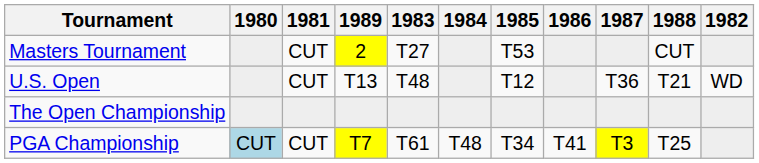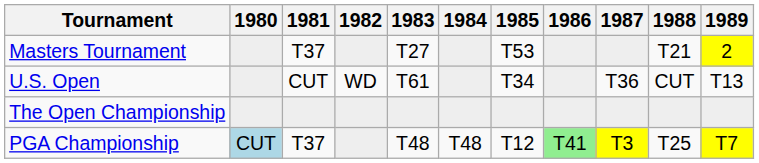columns swapped: (727, 20) <-> (361, 20)
(308, 51) CUT -> (308, 51) T37
(674, 51) CUT -> (674, 51) T21
(413, 82) T48 -> (413, 82) T61
(517, 82) T12 -> (517, 82) T34
(674, 82) T21 -> (674, 82) CUT
(308, 143) CUT -> (308, 143) T37
(413, 143) T61 -> (413, 143) T48
(517, 143) T34 -> (517, 143) T12
(570, 143) no background -> (570, 143) lightgreen background
